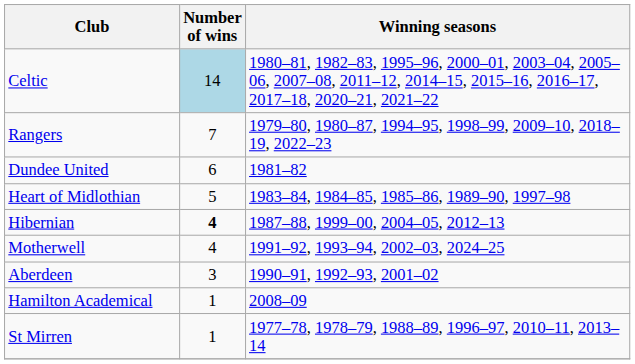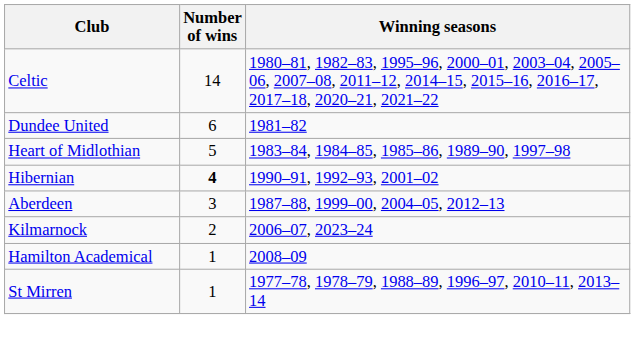(212, 80) lightblue background -> (212, 80) no background
- row: (35, 134)
(377, 222) 1987–88, 1999–00, 2004–05, 2012–13 -> (344, 177) 1990–91, 1992–93, 2001–02
- row: (47, 248)
(344, 274) 1990–91, 1992–93, 2001–02 -> (377, 203) 1987–88, 1999–00, 2004–05, 2012–13
+ row: (48, 230)
